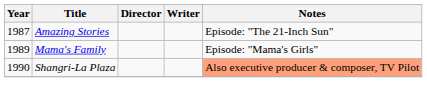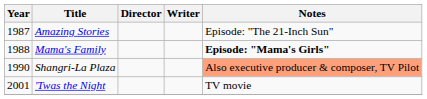(18, 49) 1989 -> (18, 49) 1988
(262, 49) normal -> (267, 49) bold
+ row: (70, 85)
